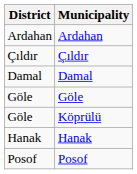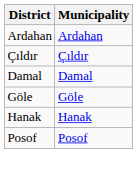- row: (80, 117)
